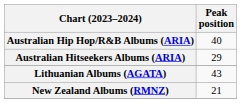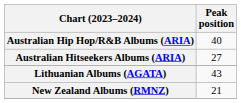(216, 57) 29 -> (216, 57) 27
